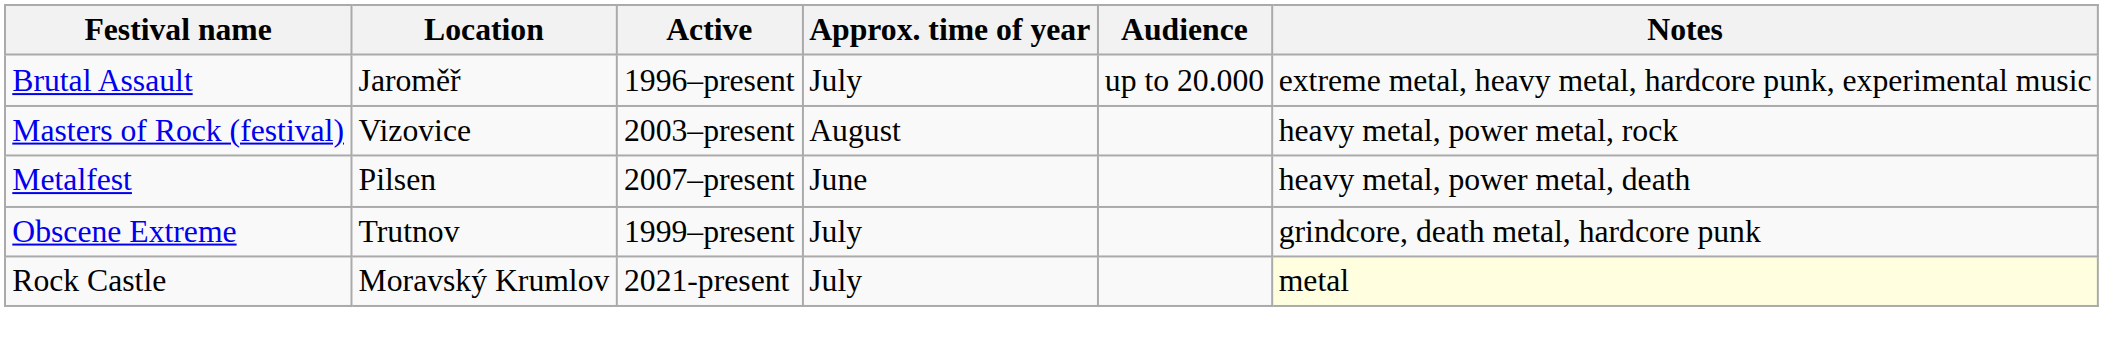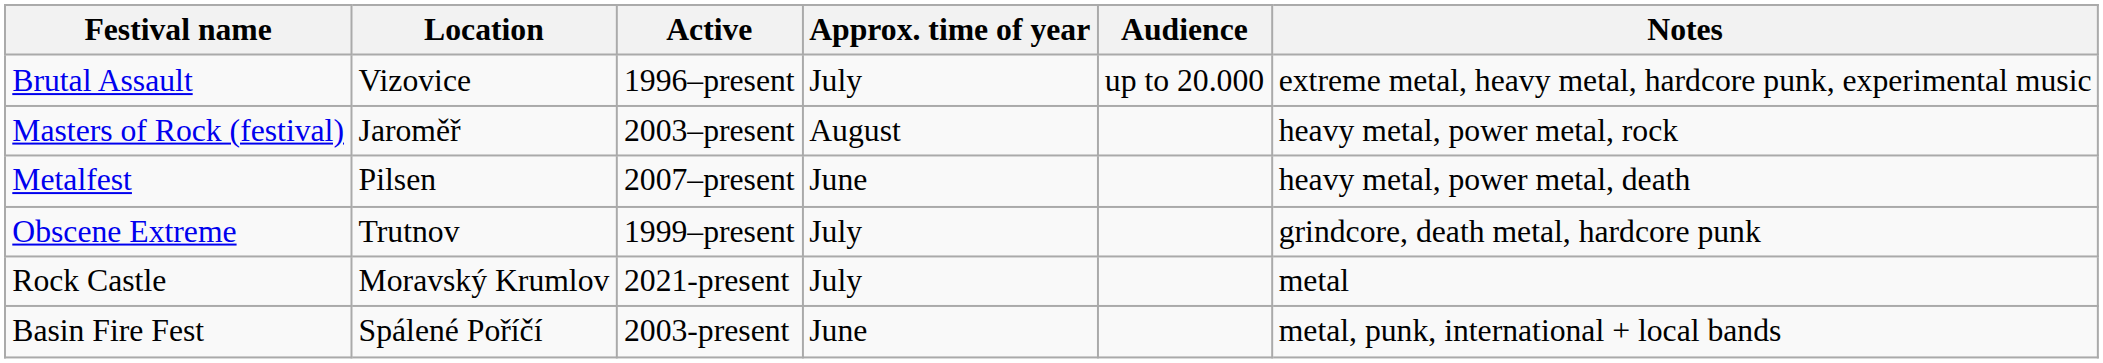(410, 79) Jaroměř -> (415, 79) Vizovice
(415, 130) Vizovice -> (410, 130) Jaroměř
(1314, 280) lightyellow background -> (1314, 280) no background
+ row: (108, 331)
